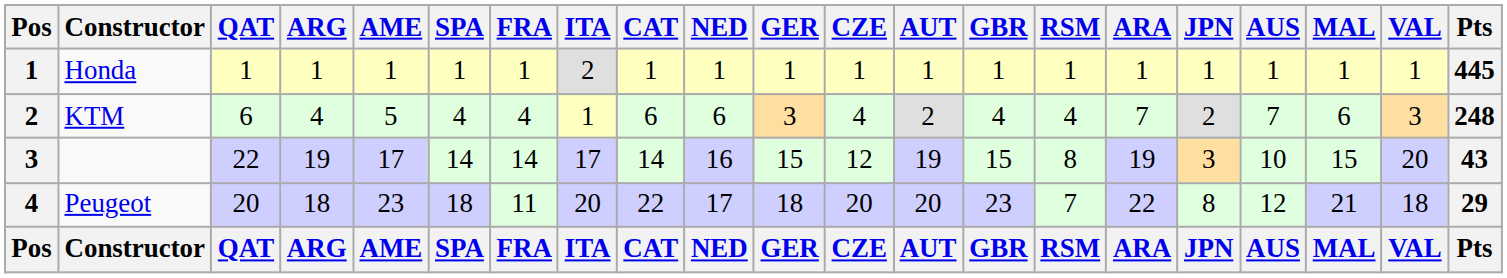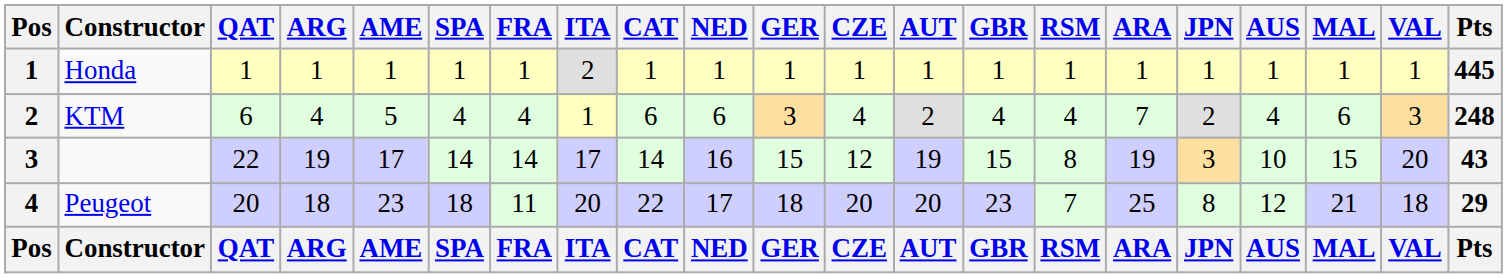(1273, 115) 7 -> (1273, 115) 4
(1142, 204) 22 -> (1142, 204) 25
